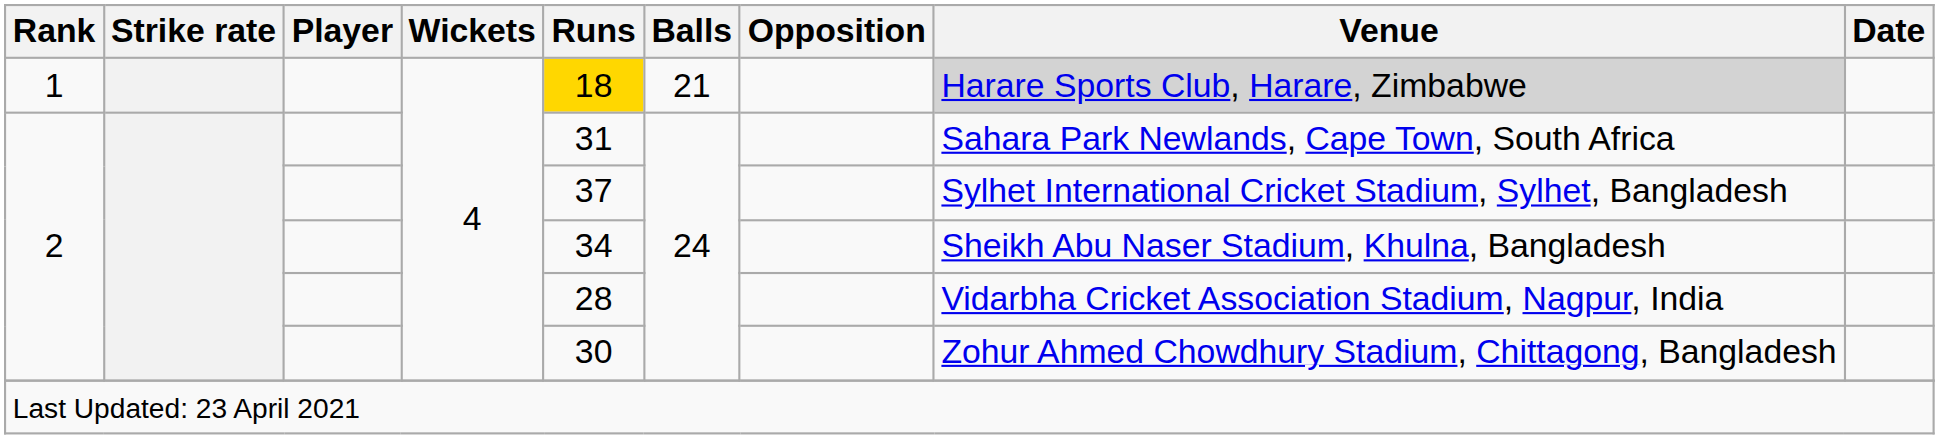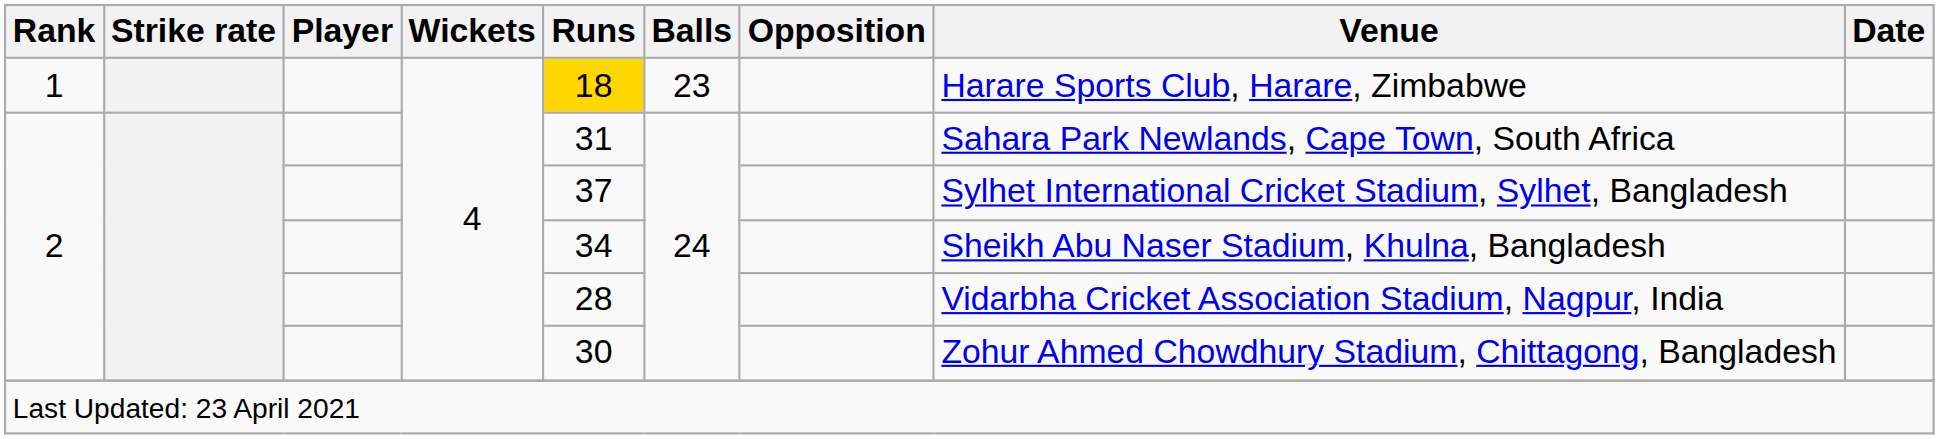(692, 84) 21 -> (692, 84) 23
(1234, 84) lightgrey background -> (1234, 84) no background
